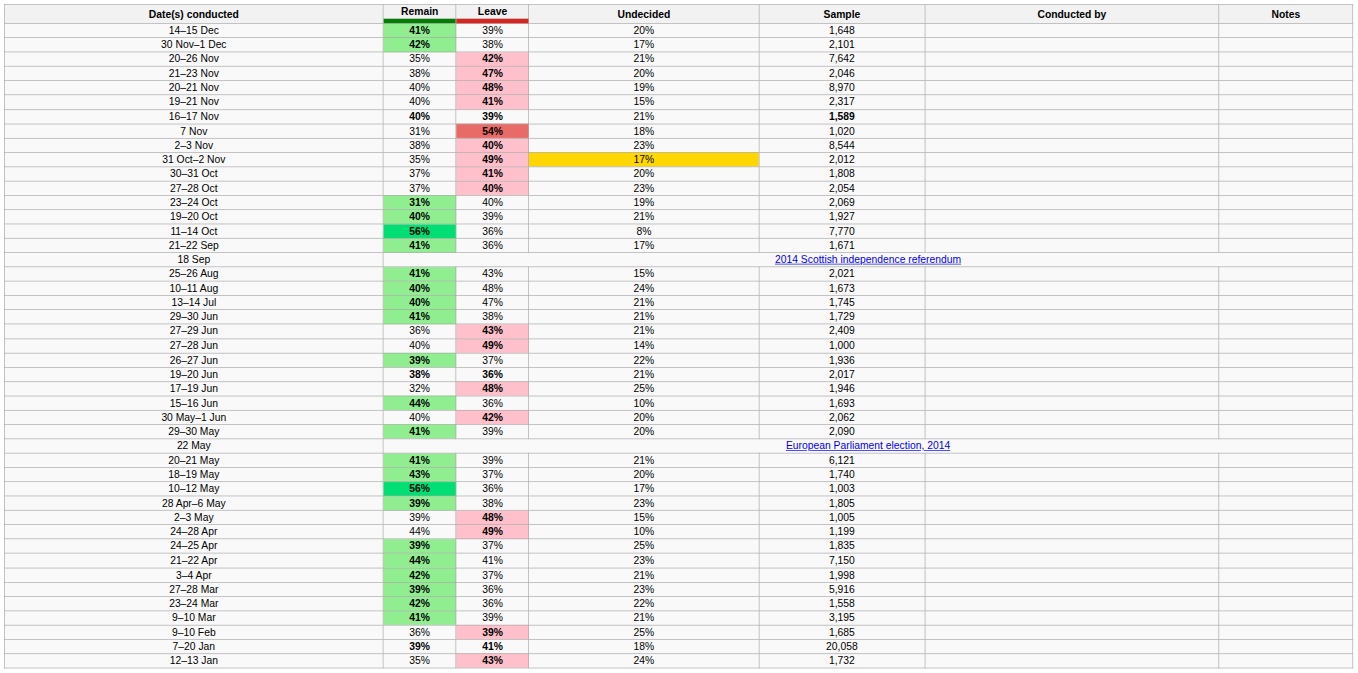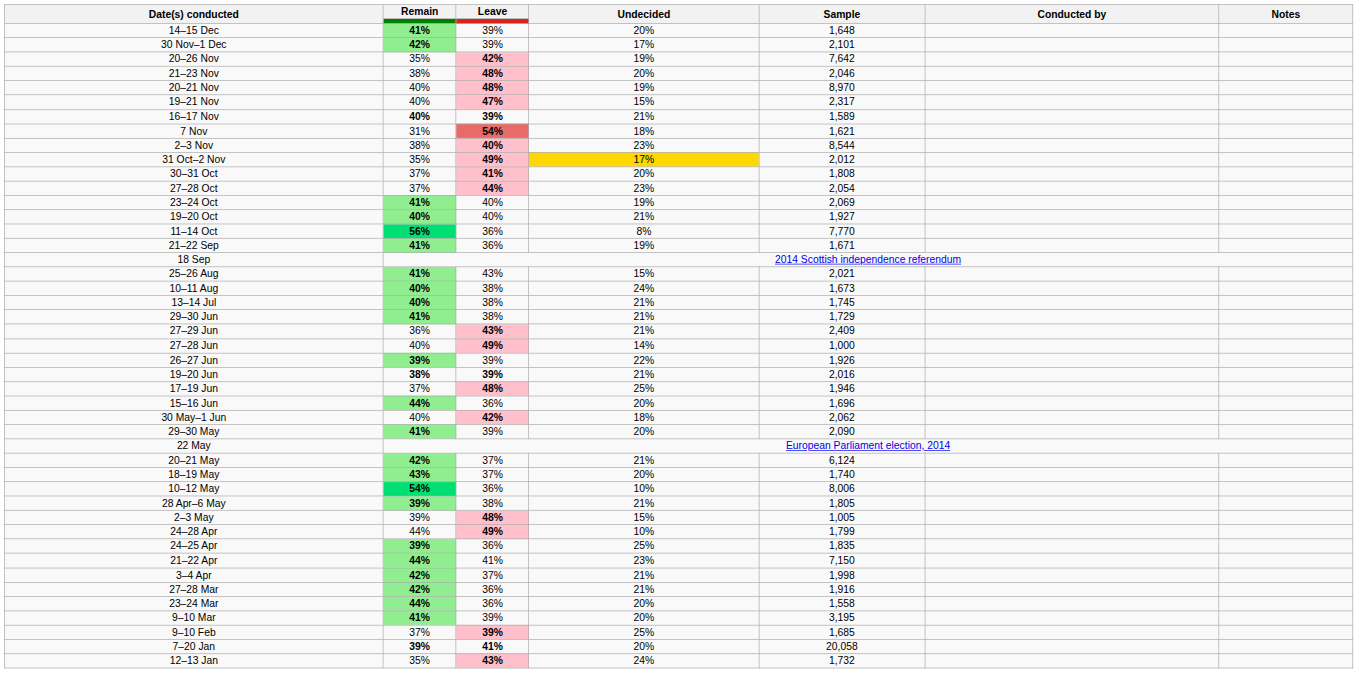(493, 45) 38% -> (493, 45) 39%
(644, 59) 21% -> (644, 59) 19%
(493, 73) 47% -> (493, 73) 48%
(493, 102) 41% -> (493, 102) 47%
(842, 116) bold -> (842, 116) normal
(842, 131) 1,020 -> (842, 131) 1,621
(493, 188) 40% -> (493, 188) 44%
(420, 202) 31% -> (420, 202) 41%
(493, 217) 39% -> (493, 217) 40%
(644, 245) 17% -> (644, 245) 19%
(493, 288) 48% -> (493, 288) 38%
(493, 303) 47% -> (493, 303) 38%
(493, 360) 37% -> (493, 360) 39%
(842, 360) 1,936 -> (842, 360) 1,926
(493, 374) 36% -> (493, 374) 39%
(842, 374) 2,017 -> (842, 374) 2,016
(420, 389) 32% -> (420, 389) 37%
(644, 403) 10% -> (644, 403) 20%
(842, 403) 1,693 -> (842, 403) 1,696
(644, 417) 20% -> (644, 417) 18%
(420, 460) 41% -> (420, 460) 42%
(493, 460) 39% -> (493, 460) 37%
(842, 460) 6,121 -> (842, 460) 6,124
(420, 489) 56% -> (420, 489) 54%
(644, 489) 17% -> (644, 489) 10%
(842, 489) 1,003 -> (842, 489) 8,006
(644, 503) 23% -> (644, 503) 21%
(842, 532) 1,199 -> (842, 532) 1,799
(493, 546) 37% -> (493, 546) 36%
(420, 589) 39% -> (420, 589) 42%
(644, 589) 23% -> (644, 589) 21%
(842, 589) 5,916 -> (842, 589) 1,916
(420, 603) 42% -> (420, 603) 44%
(644, 603) 22% -> (644, 603) 20%
(644, 618) 21% -> (644, 618) 20%
(420, 632) 36% -> (420, 632) 37%
(644, 646) 18% -> (644, 646) 20%
